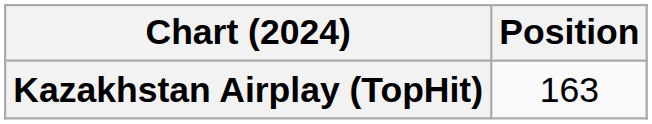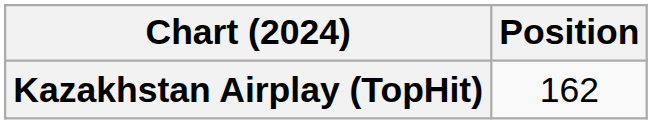(569, 88) 163 -> (569, 88) 162
